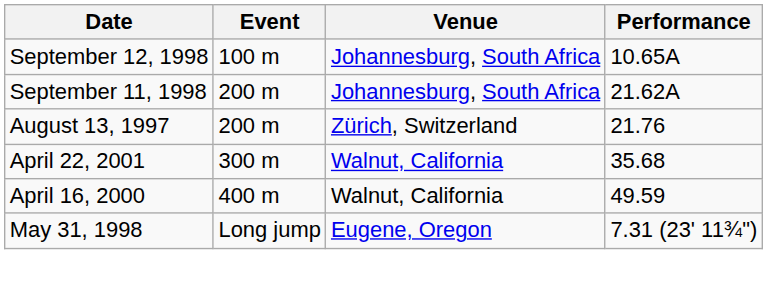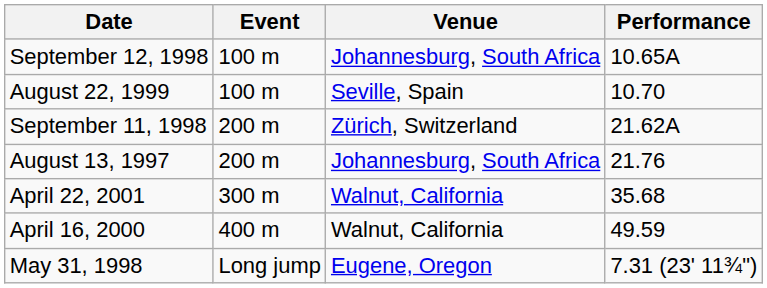+ row: (90, 91)
(466, 91) Johannesburg, South Africa -> (424, 126) Zürich, Switzerland
(424, 126) Zürich, Switzerland -> (466, 160) Johannesburg, South Africa
